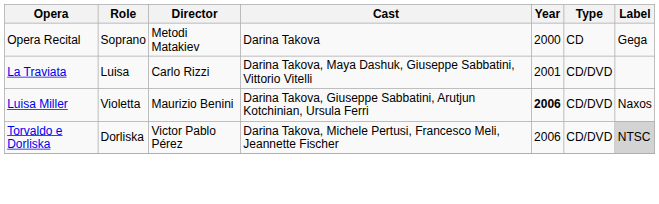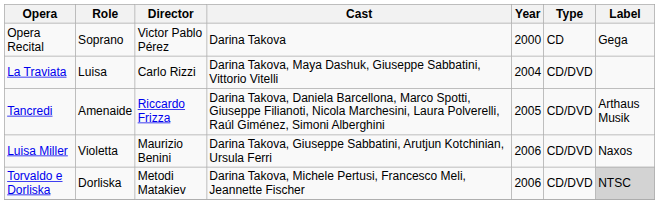(175, 39) Metodi Matakiev -> (170, 39) Victor Pablo Pérez
(547, 72) 2001 -> (528, 72) 2004
+ row: (30, 111)
(547, 104) bold -> (528, 150) normal
(184, 137) Victor Pablo Pérez -> (162, 183) Metodi Matakiev
